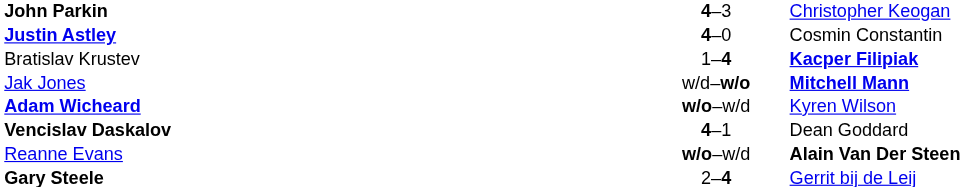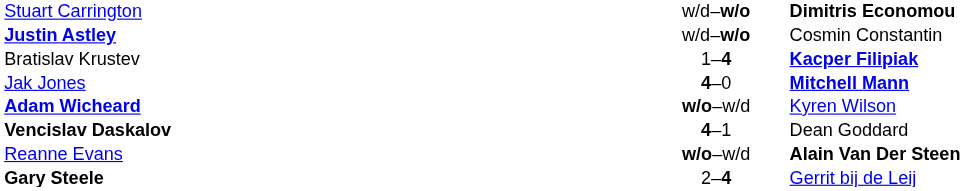- row: (56, 11)
+ row: (73, 11)
(716, 35) 4–0 -> (716, 35) w/d–w/o
(716, 82) w/d–w/o -> (716, 82) 4–0
